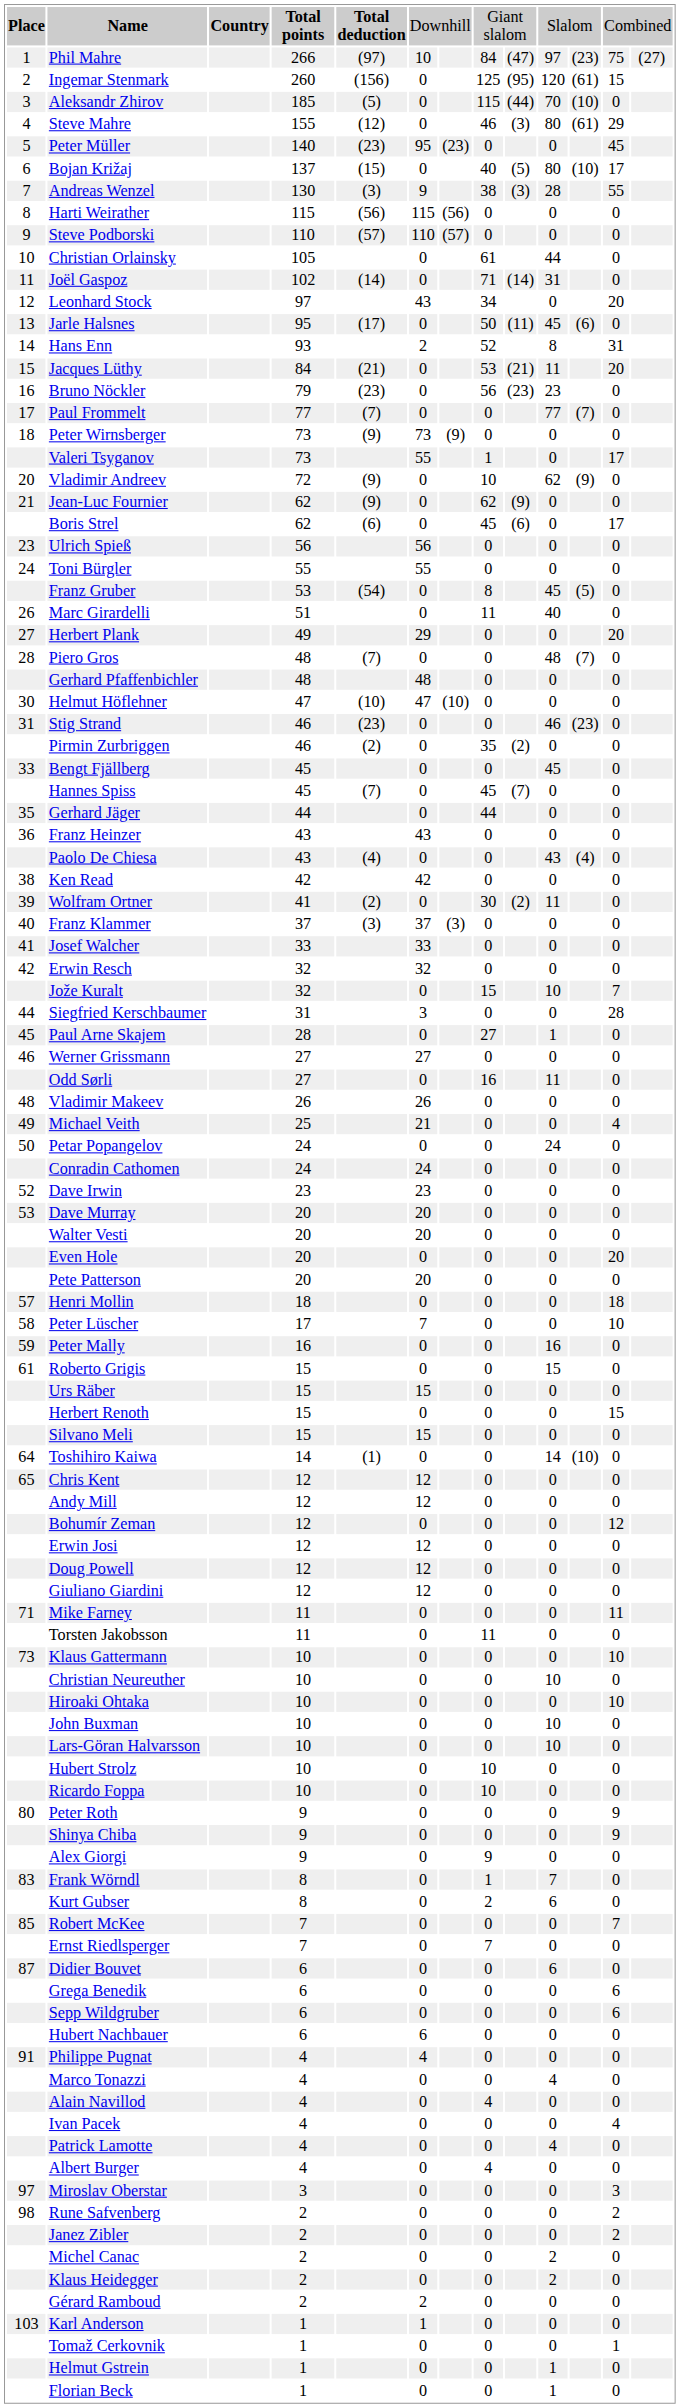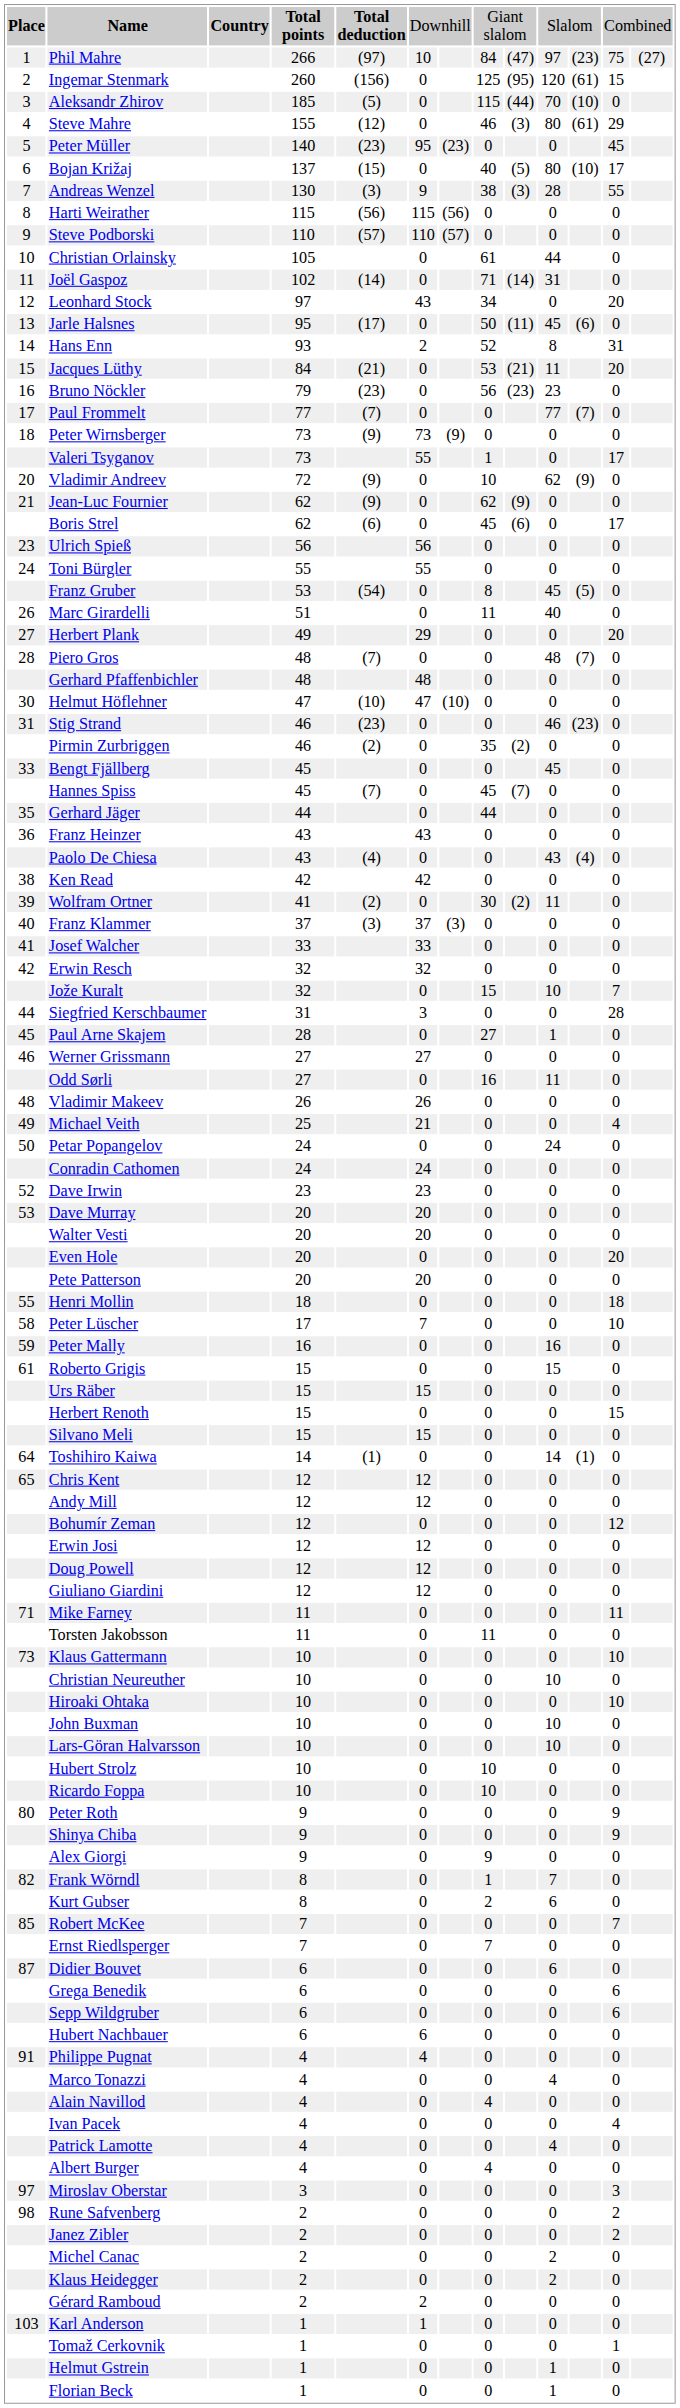(26, 1301) 57 -> (26, 1301) 55
(585, 1457) (10) -> (585, 1457) (1)
(26, 1879) 83 -> (26, 1879) 82
